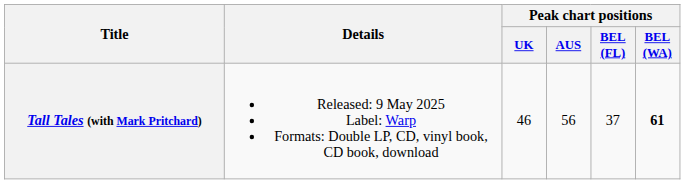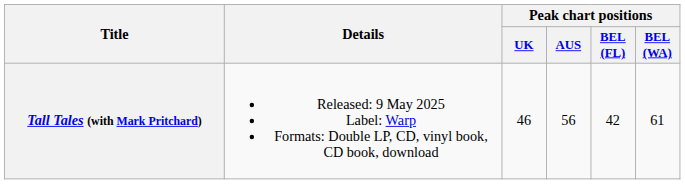(613, 120) 37 -> (613, 120) 42
(657, 120) bold -> (657, 120) normal
